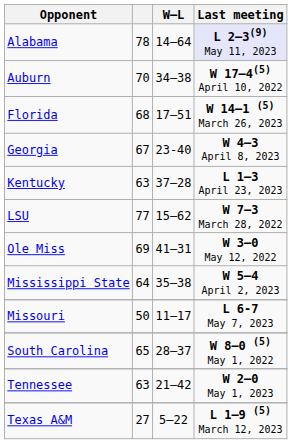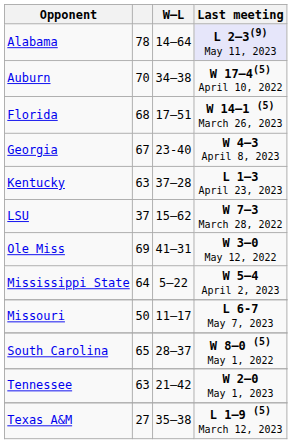(143, 216) 77 -> (143, 216) 37
(174, 283) 35–38 -> (174, 283) 5–22
(174, 421) 5–22 -> (174, 421) 35–38
